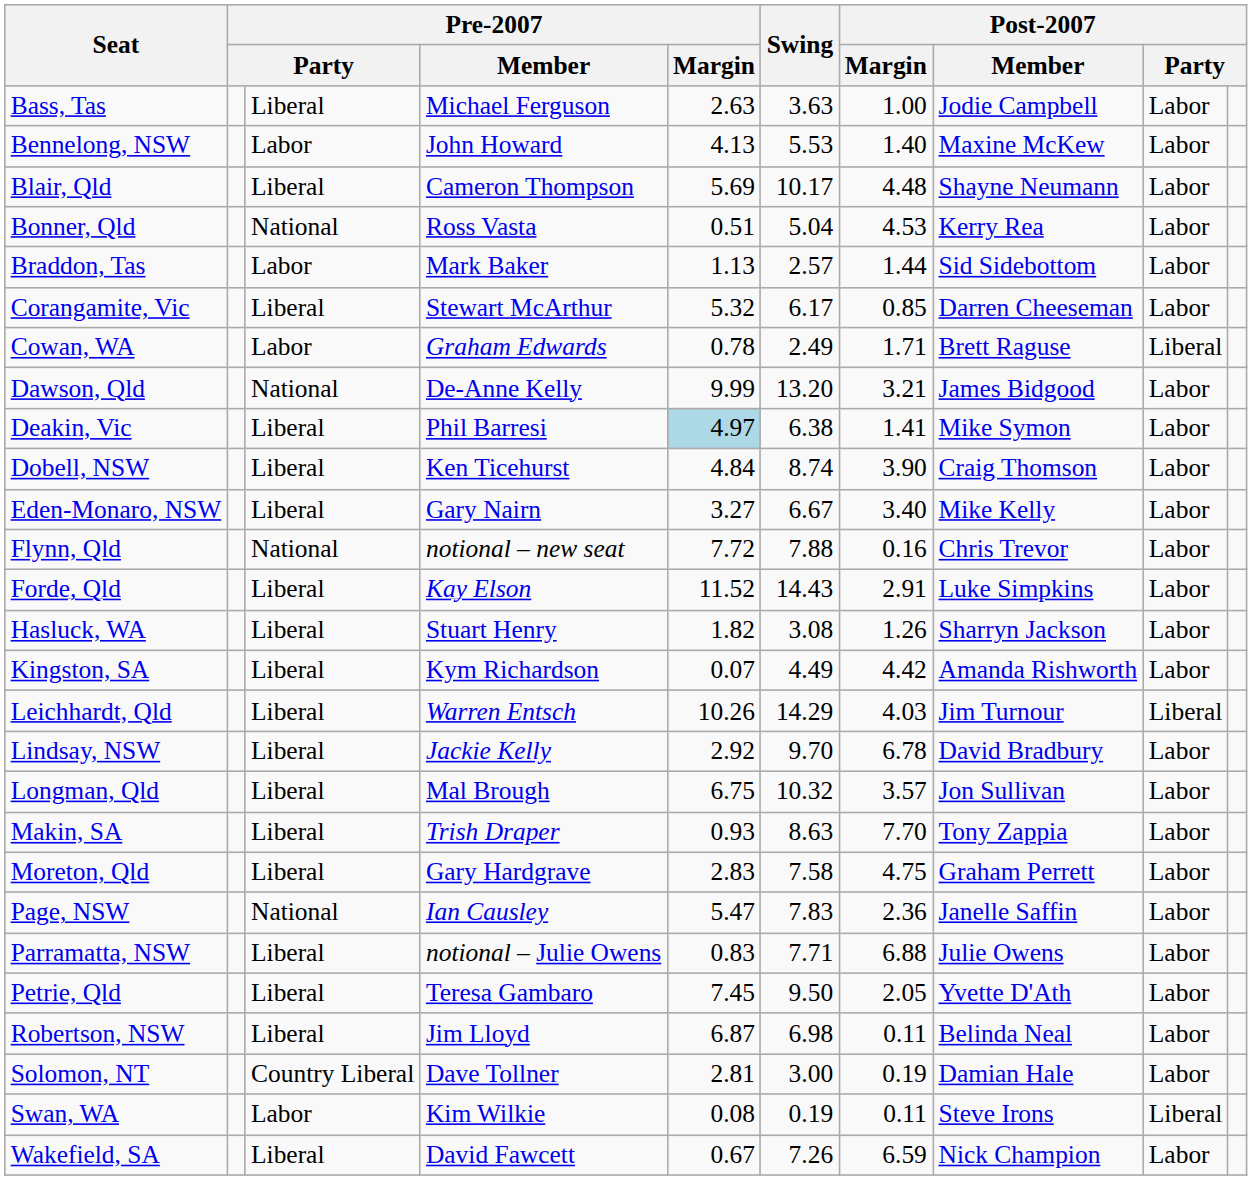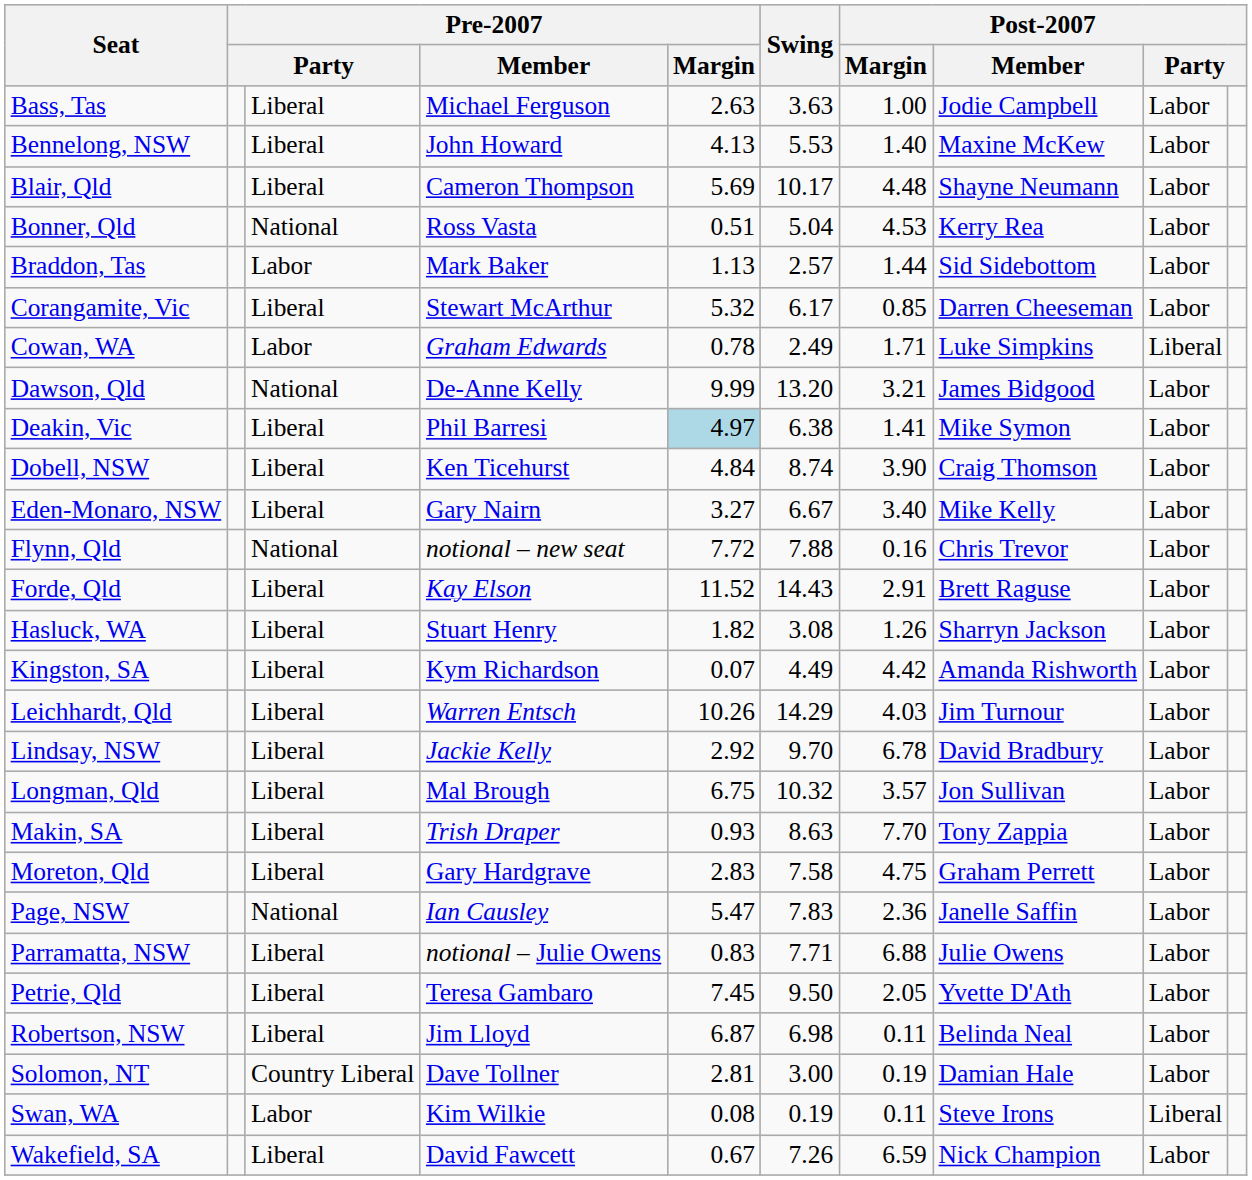(281, 145) Labor -> (288, 145) Liberal
(1005, 347) Brett Raguse -> (1016, 347) Luke Simpkins
(1016, 589) Luke Simpkins -> (1005, 589) Brett Raguse
(1186, 710) Liberal -> (1179, 710) Labor
